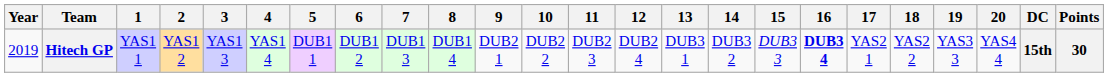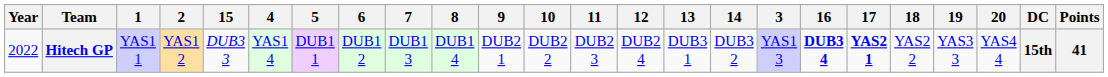columns swapped: (224, 16) <-> (778, 16)
(23, 50) 2019 -> (23, 50) 2022
(869, 50) normal -> (869, 50) bold
(1079, 50) 30 -> (1080, 50) 41
